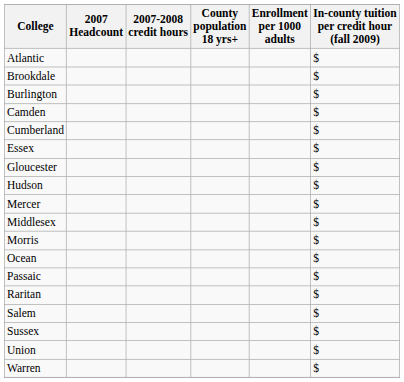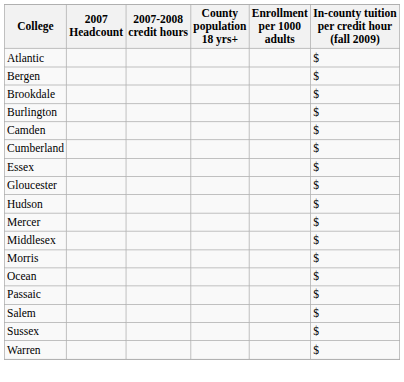+ row: (24, 76)
- row: (24, 295)
- row: (21, 350)
